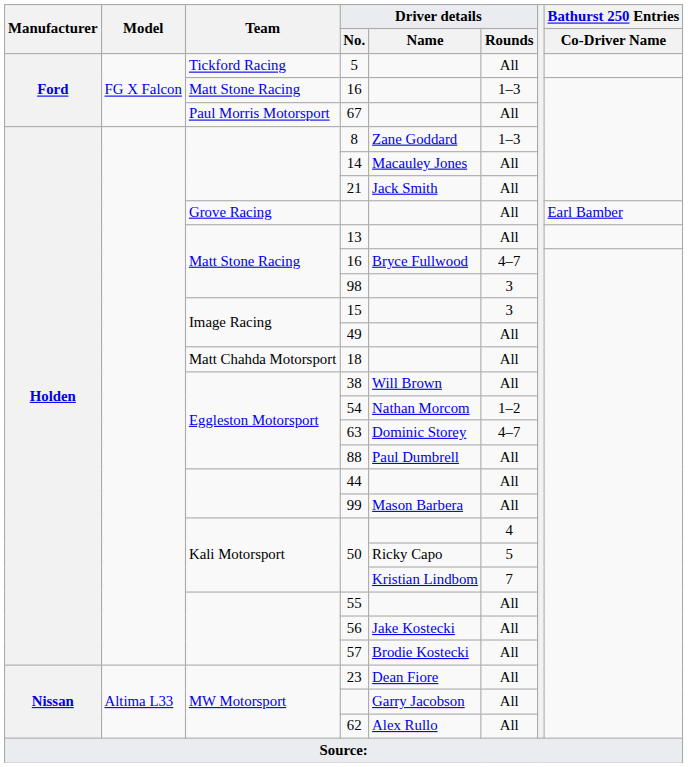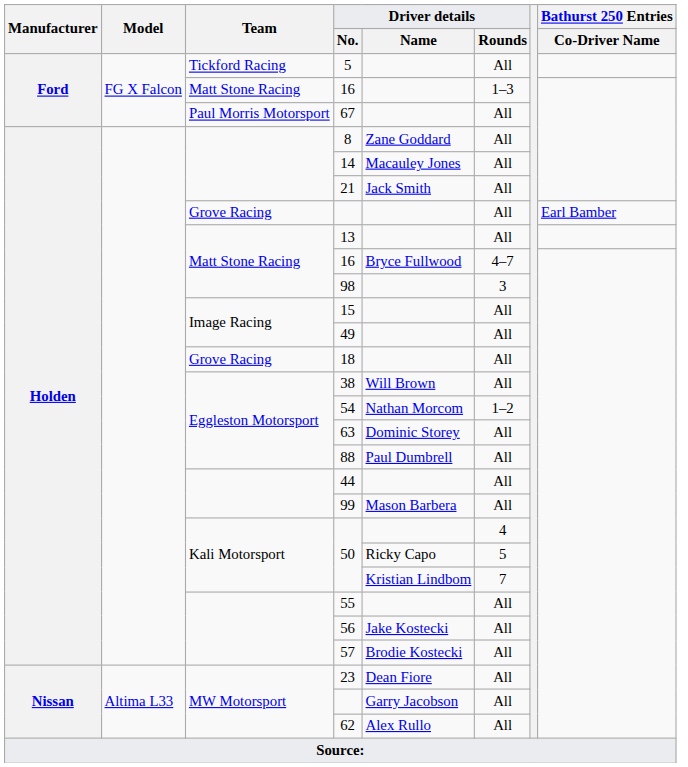(509, 138) 1–3 -> (503, 138) All
(509, 309) 3 -> (503, 309) All
(263, 358) Matt Chahda Motorsport -> (230, 358) Grove Racing
(509, 432) 4–7 -> (503, 432) All
